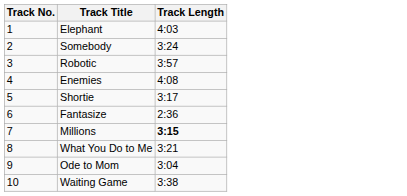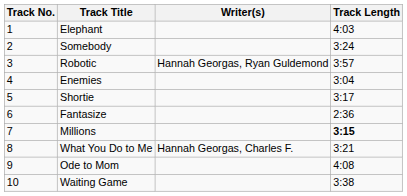+ column: (243, 13)
(168, 81) 4:08 -> (344, 81) 3:04
(168, 166) 3:04 -> (344, 166) 4:08
